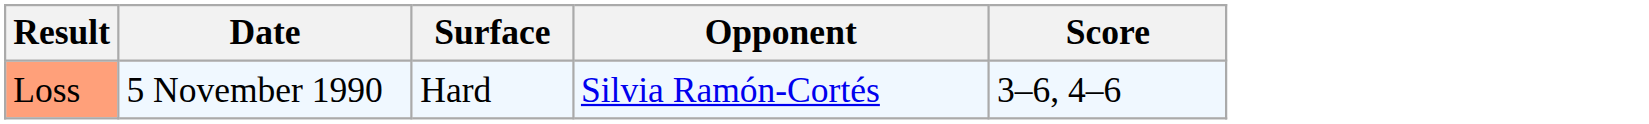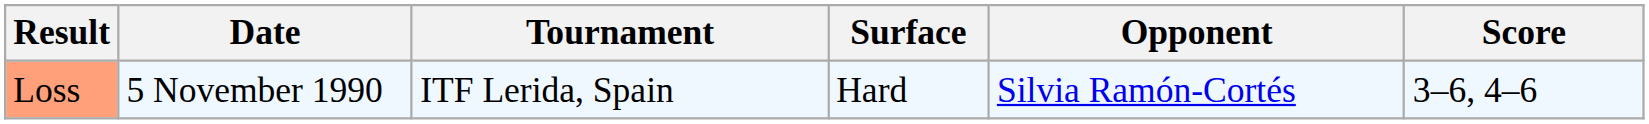+ column: (620, 32)
